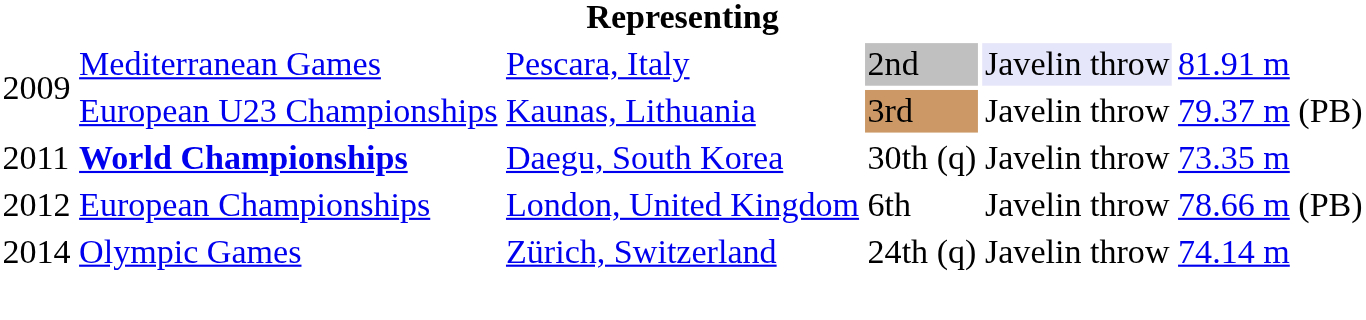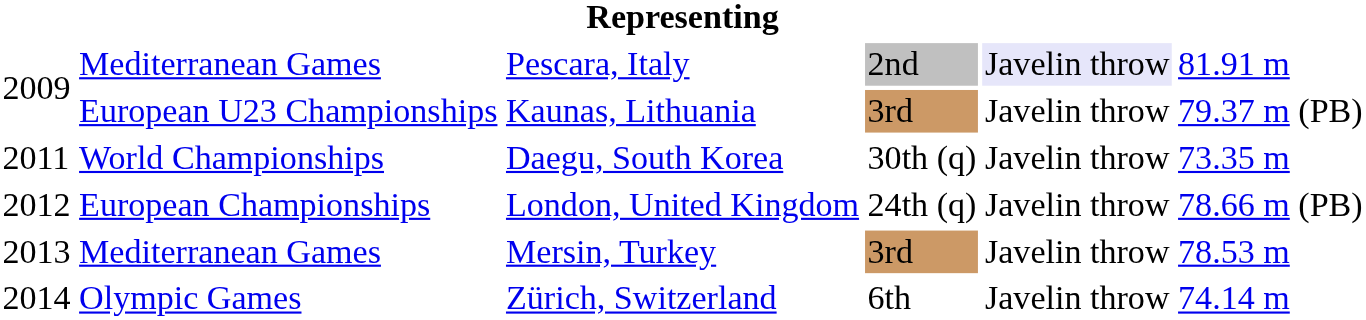(243, 157) bold -> (232, 157) normal
(889, 204) 6th -> (922, 204) 24th (q)
+ row: (611, 251)
(922, 251) 24th (q) -> (889, 298) 6th
